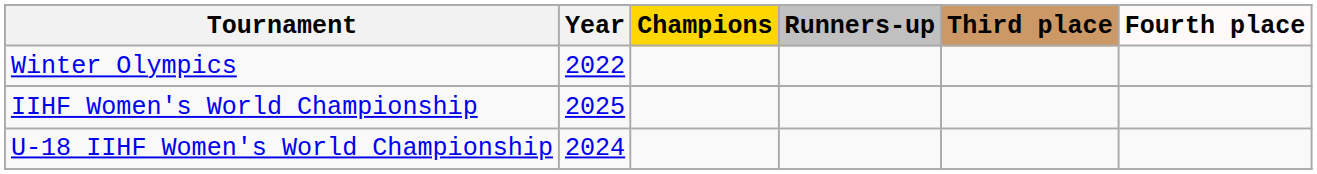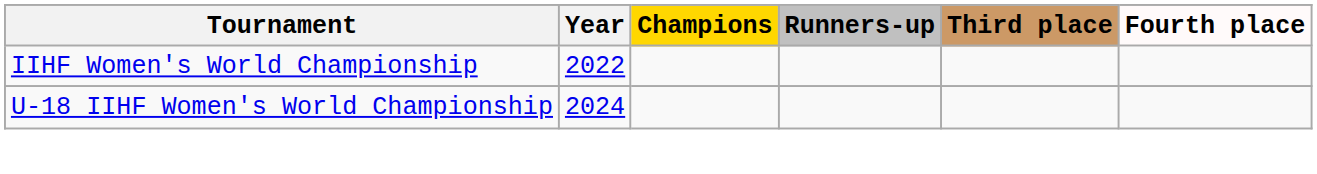- row: (124, 66)
(595, 107) 2025 -> (595, 66) 2022
